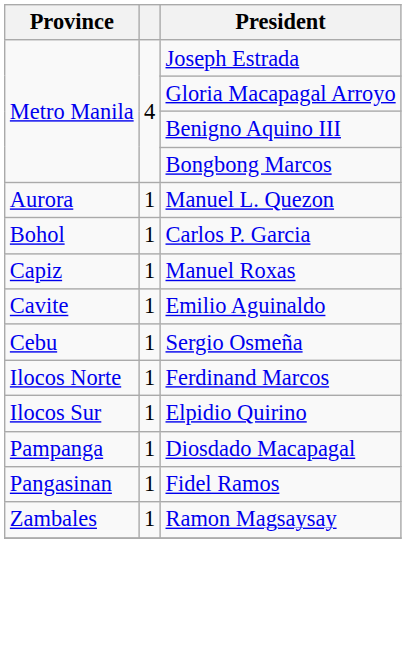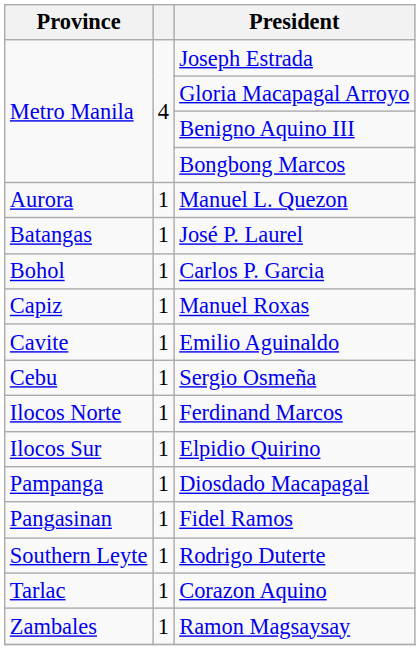+ row: (241, 235)
+ row: (252, 555)
+ row: (253, 590)
